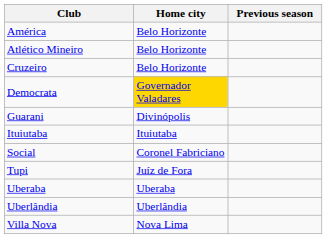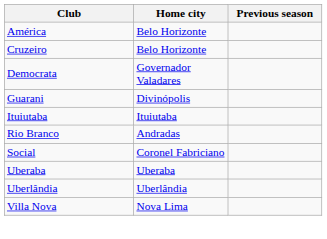- row: (45, 49)
(164, 91) gold background -> (164, 73) no background
+ row: (33, 134)
- row: (18, 170)
